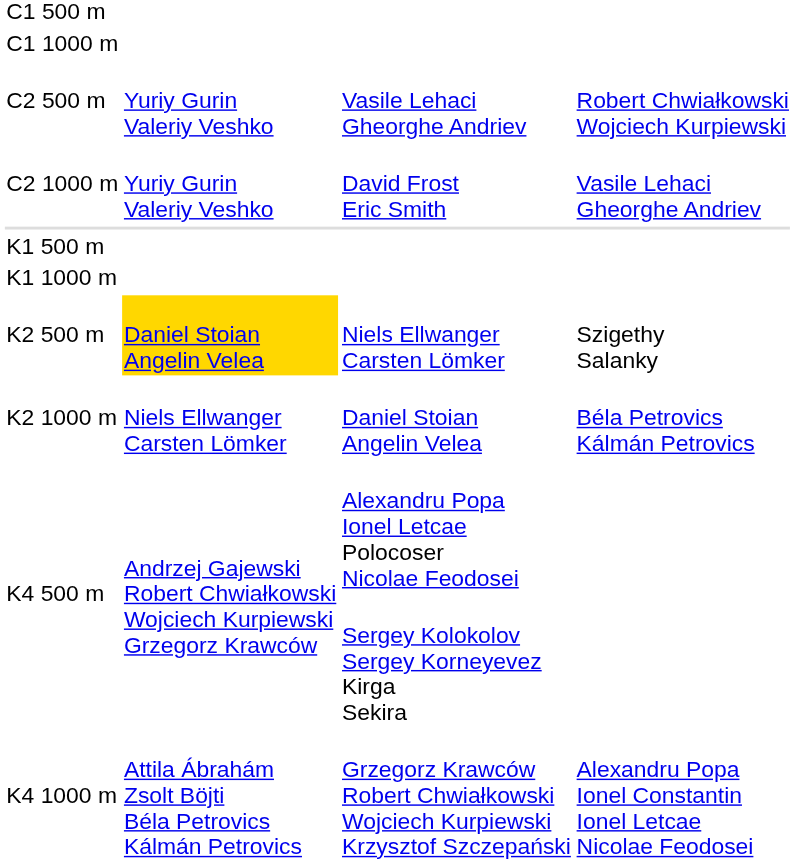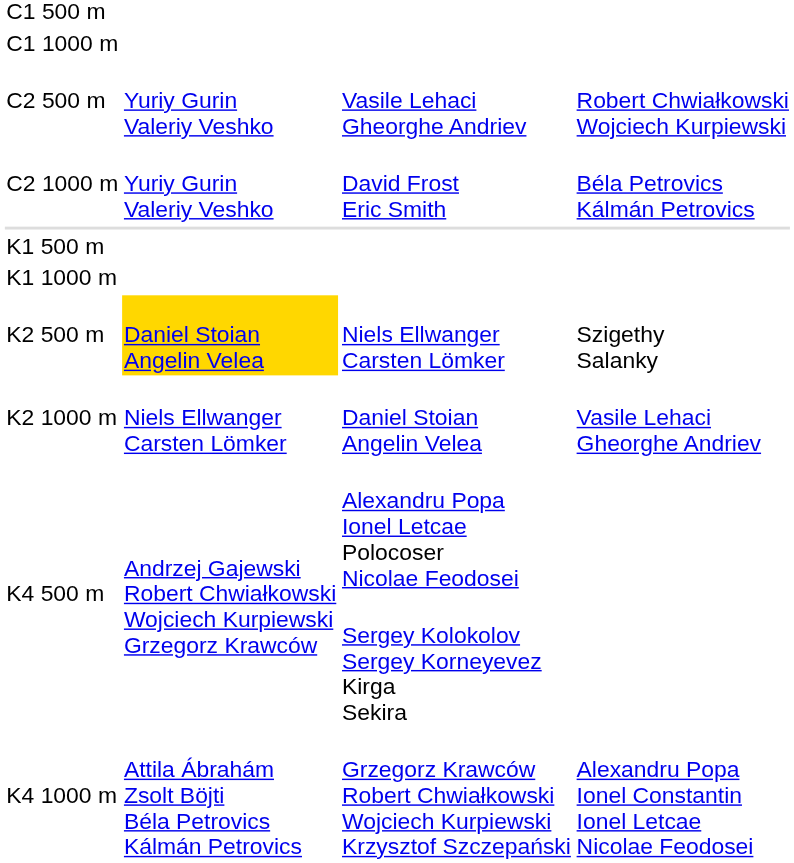(669, 196) Vasile Lehaci Gheorghe Andriev -> (666, 196) Béla Petrovics Kálmán Petrovics
(666, 430) Béla Petrovics Kálmán Petrovics -> (669, 430) Vasile Lehaci Gheorghe Andriev
